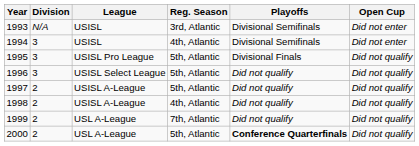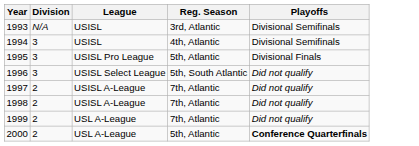- column: (382, 12)
(195, 73) 5th, Atlantic -> (209, 73) 5th, South Atlantic
(195, 88) 5th, Atlantic -> (195, 88) 7th, Atlantic
(195, 103) 4th, Atlantic -> (195, 103) 7th, Atlantic
